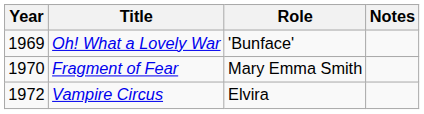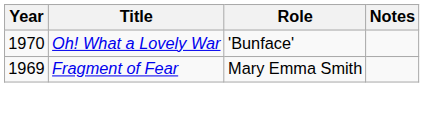(26, 43) 1969 -> (26, 43) 1970
(26, 69) 1970 -> (26, 69) 1969
- row: (108, 95)
